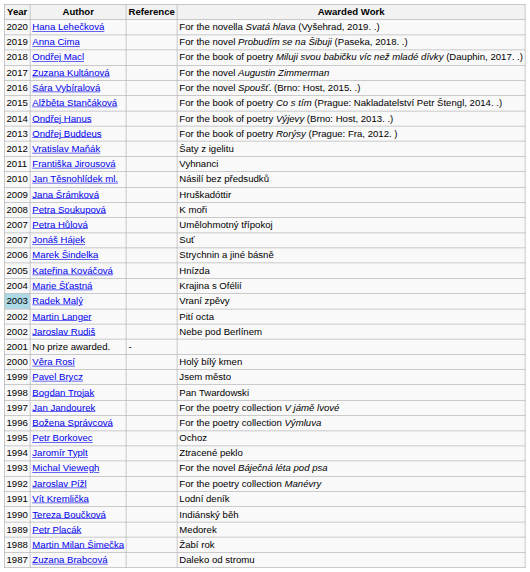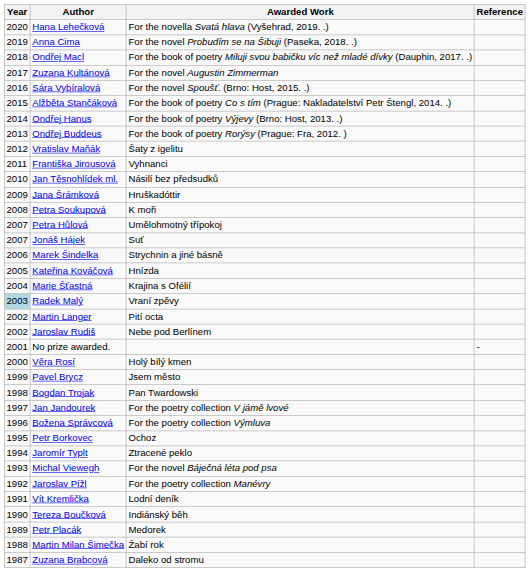columns swapped: (351, 12) <-> (152, 12)
